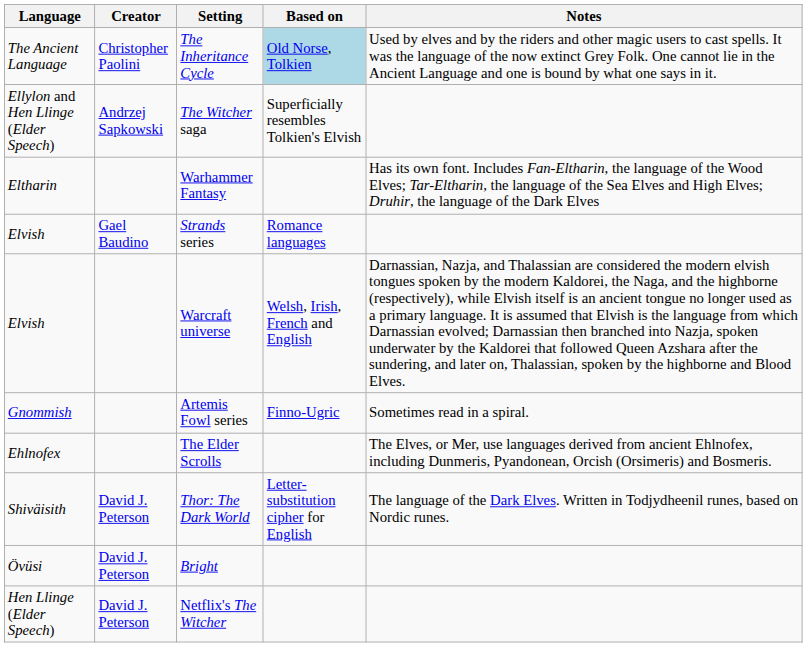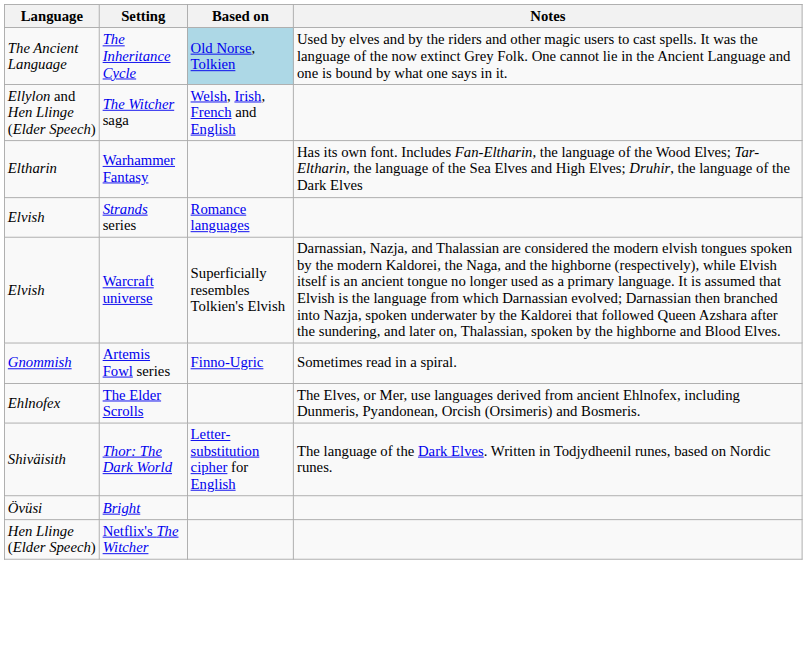- column: (136, 16)
(314, 120) Superficially resembles Tolkien's Elvish -> (228, 112) Welsh, Irish, French and English
(304, 323) Welsh, Irish, French and English -> (238, 290) Superficially resembles Tolkien's Elvish
